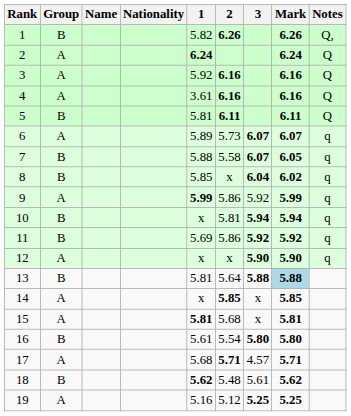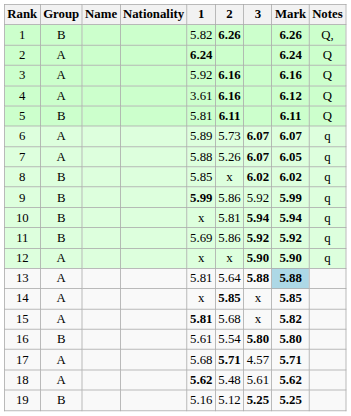(291, 95) 6.16 -> (291, 95) 6.12
(61, 156) B -> (61, 156) A
(230, 156) 5.58 -> (230, 156) 5.26
(258, 177) 6.04 -> (258, 177) 6.02
(61, 197) A -> (61, 197) B
(61, 278) B -> (61, 278) A
(291, 319) 5.81 -> (291, 319) 5.82
(61, 380) B -> (61, 380) A
(61, 400) A -> (61, 400) B
